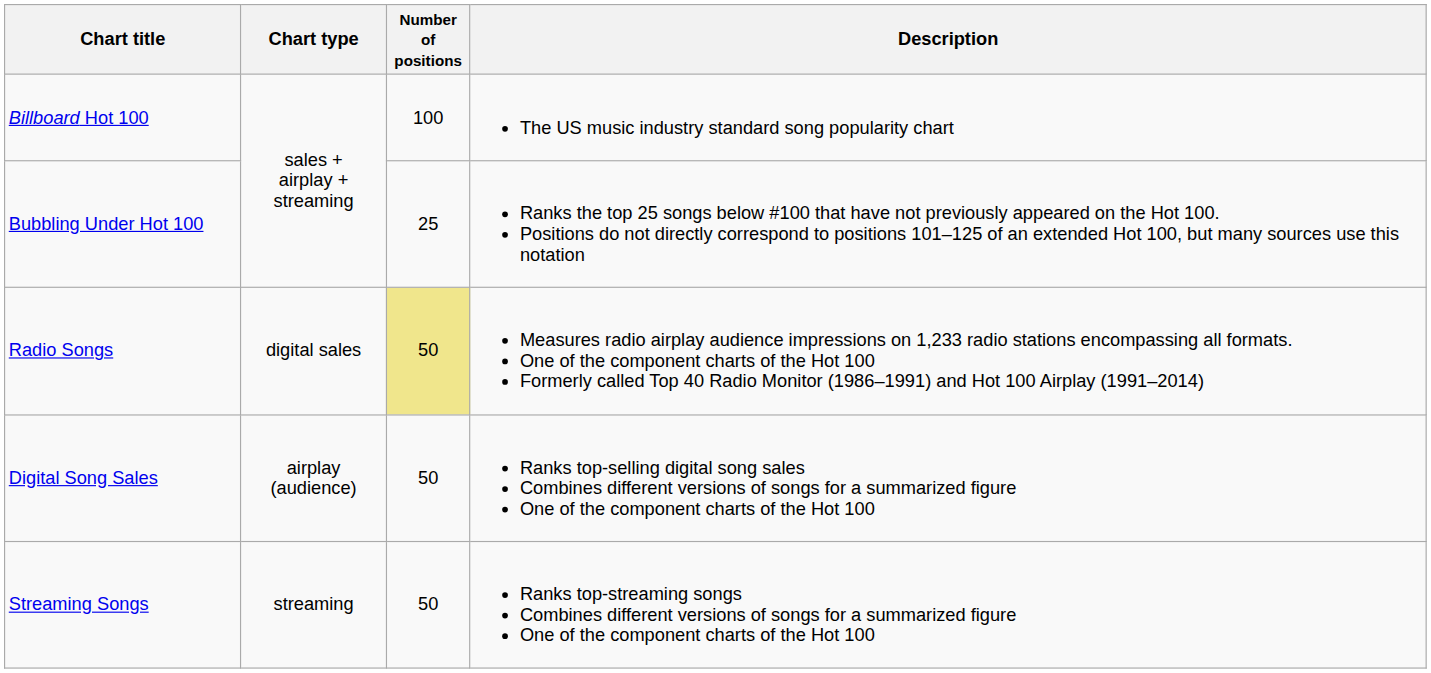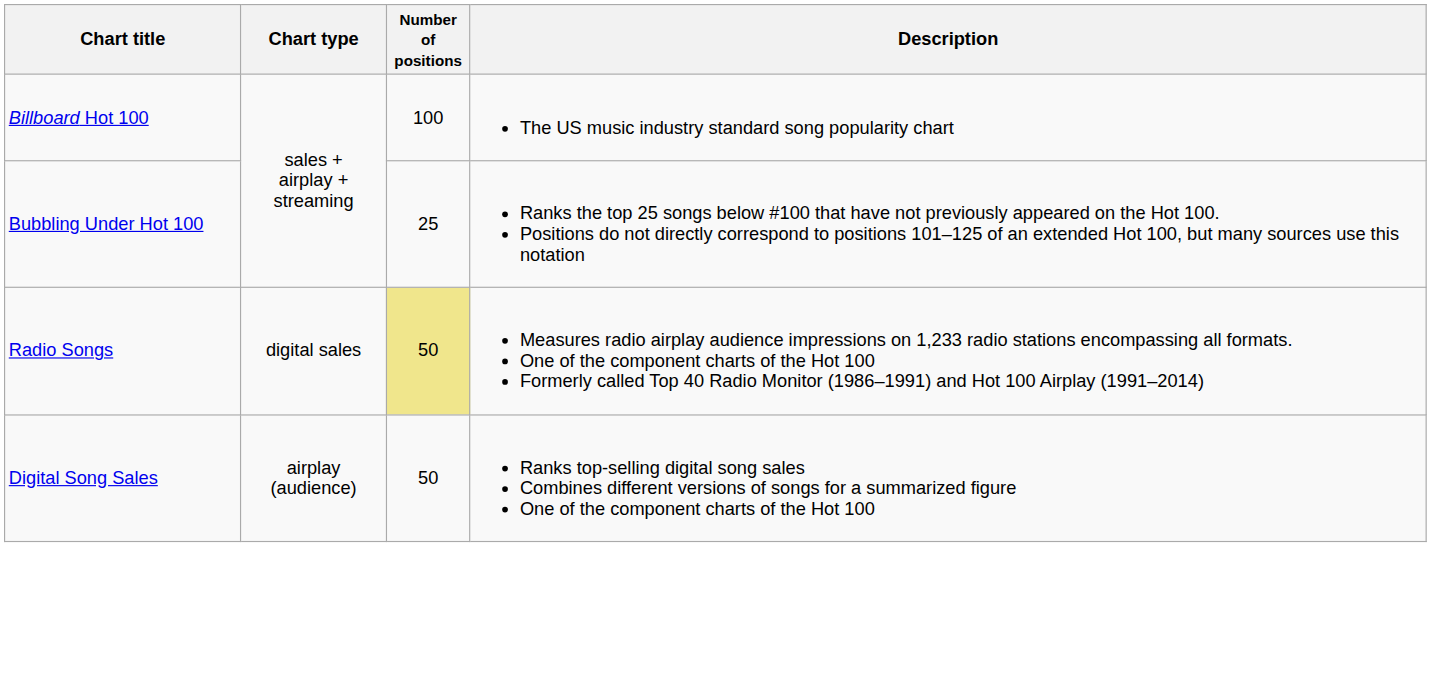- row: (79, 604)
